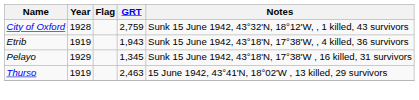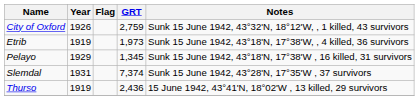(80, 27) 1928 -> (80, 27) 1926
(132, 42) 1,943 -> (132, 42) 1,973
+ row: (24, 73)
(132, 73) 2,463 -> (132, 88) 2,436
